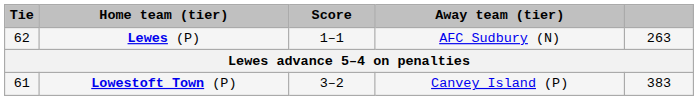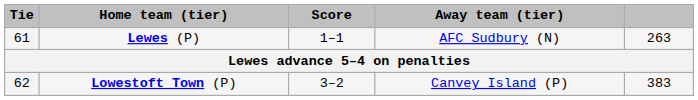(22, 38) 62 -> (22, 38) 61
(22, 83) 61 -> (22, 83) 62
